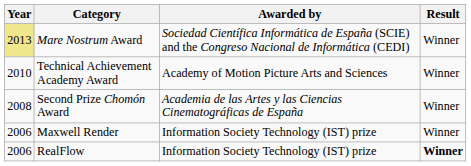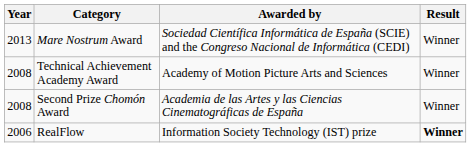(19, 40) khaki background -> (19, 40) no background
(19, 73) 2010 -> (19, 73) 2008
- row: (78, 132)
